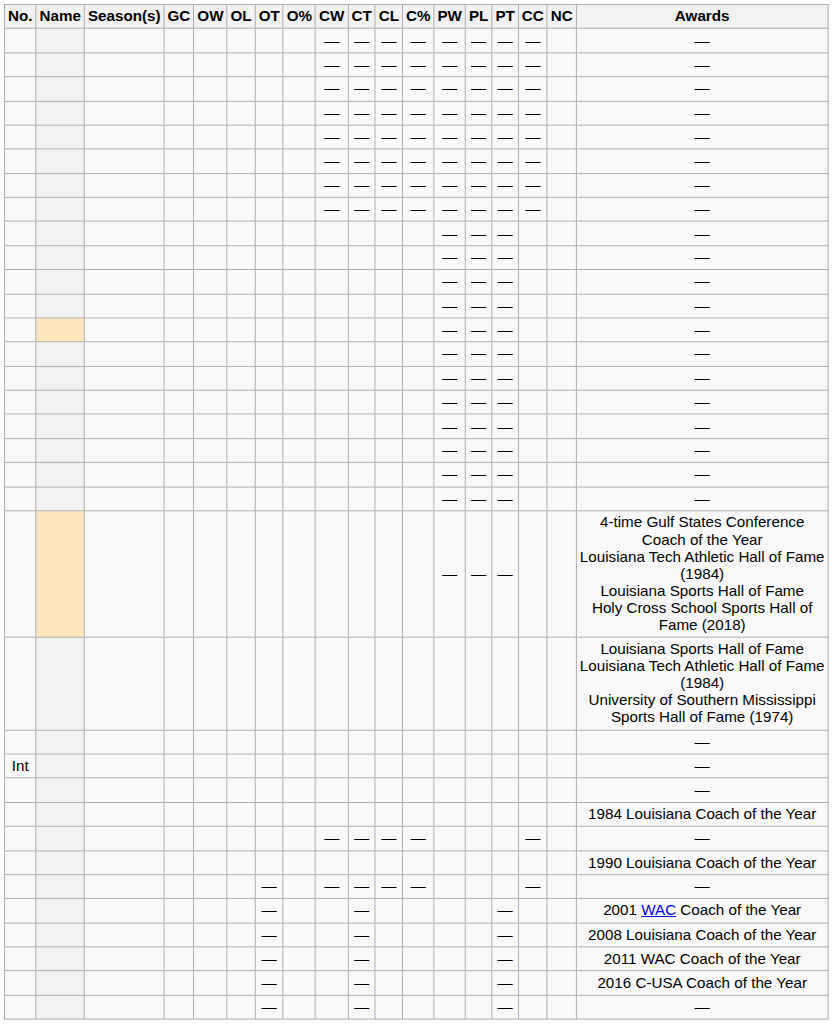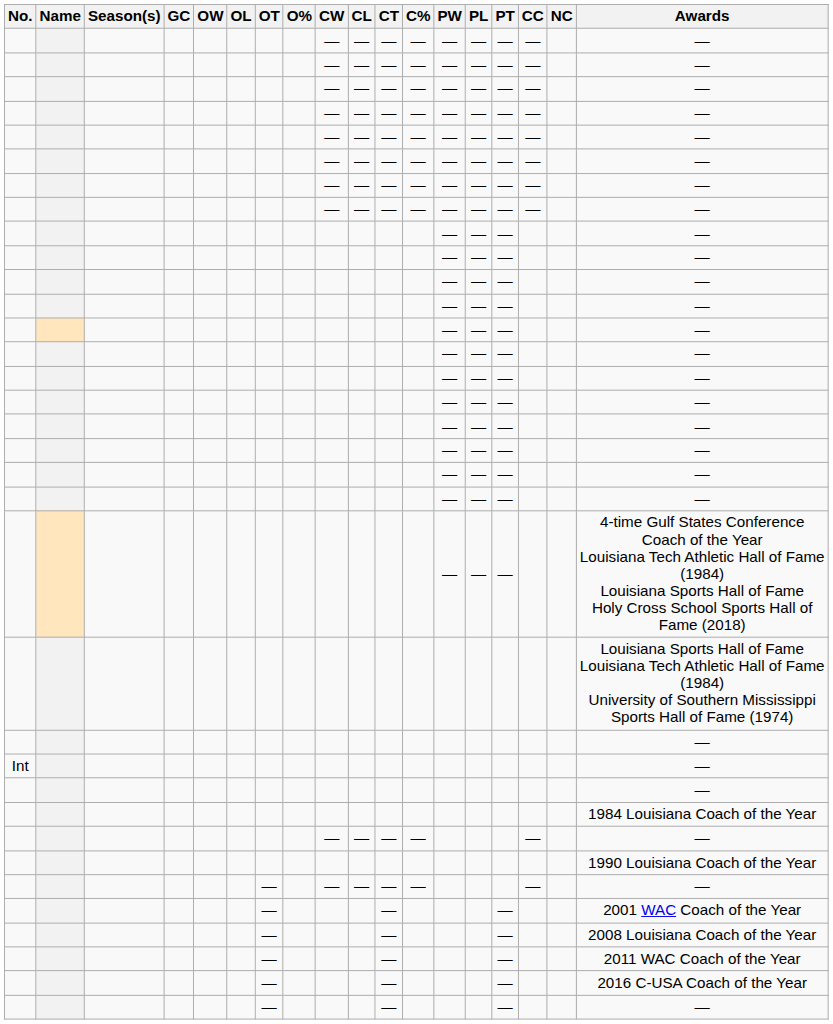columns swapped: (389, 16) <-> (362, 16)
